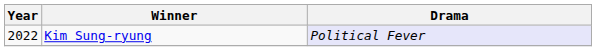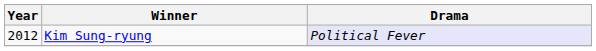(23, 36) 2022 -> (23, 36) 2012
